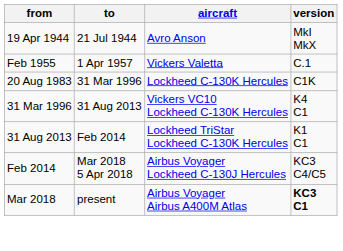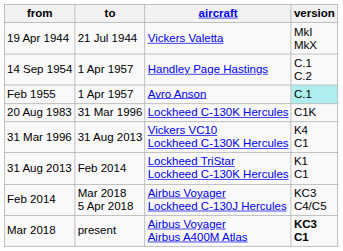(176, 38) Avro Anson -> (186, 38) Vickers Valetta
+ row: (40, 69)
(185, 63) Vickers Valetta -> (177, 94) Avro Anson
(302, 63) no background -> (303, 94) paleturquoise background
